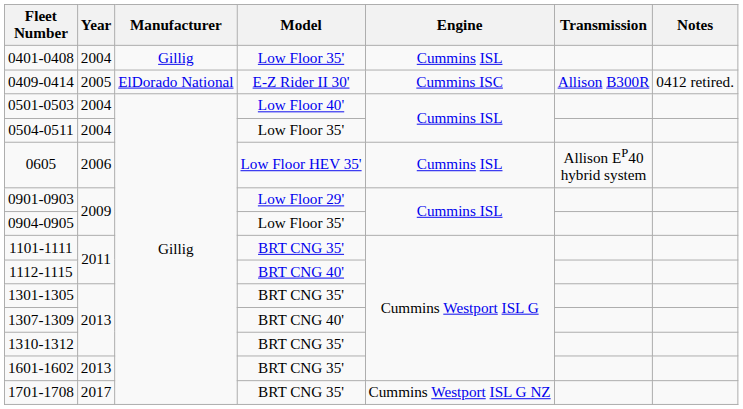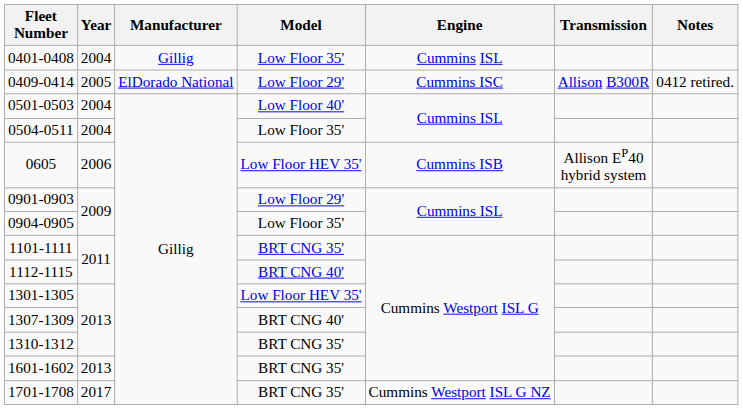(301, 81) E-Z Rider II 30' -> (301, 81) Low Floor 29'
(460, 164) Cummins ISL -> (460, 164) Cummins ISB
(301, 295) BRT CNG 35' -> (301, 295) Low Floor HEV 35'
